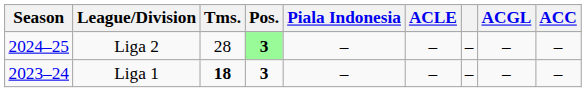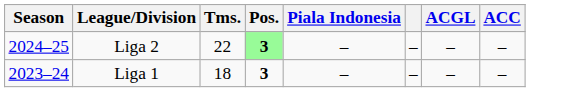- column: (433, 18)
(222, 45) 28 -> (222, 45) 22
(222, 73) bold -> (222, 73) normal
